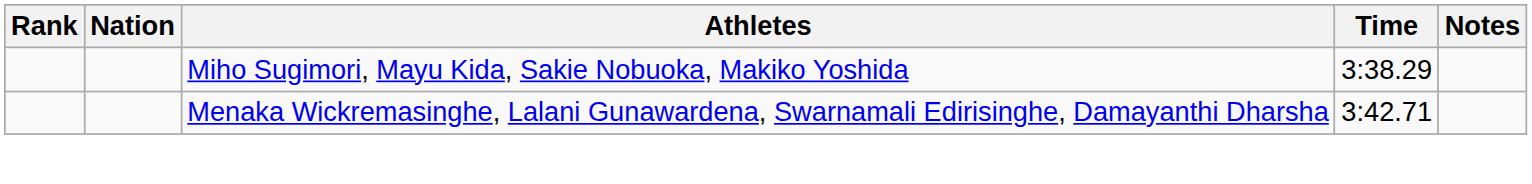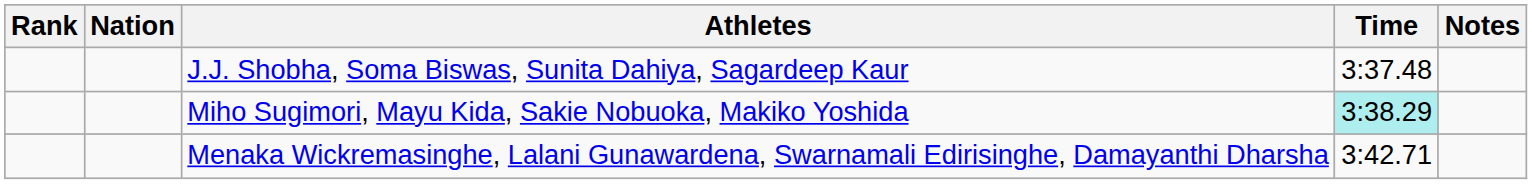+ row: (548, 69)
(1387, 69) no background -> (1387, 112) paleturquoise background
